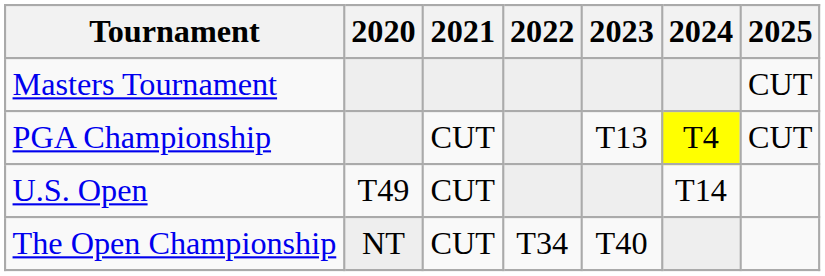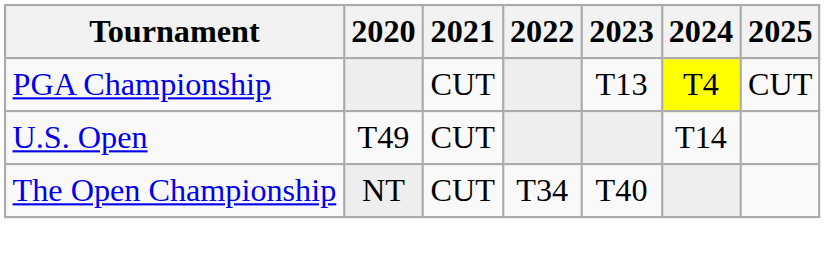- row: (145, 84)
